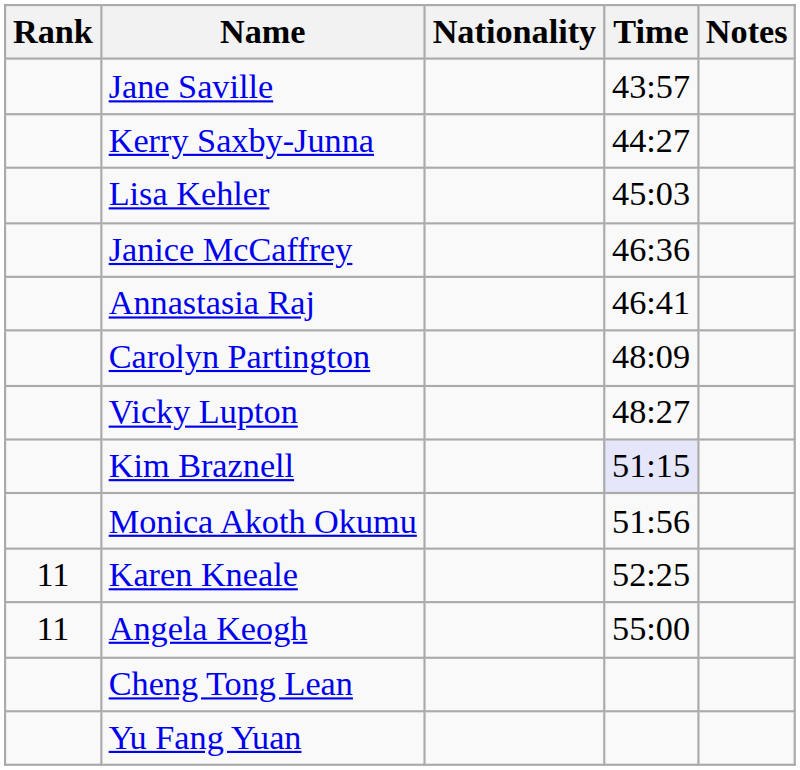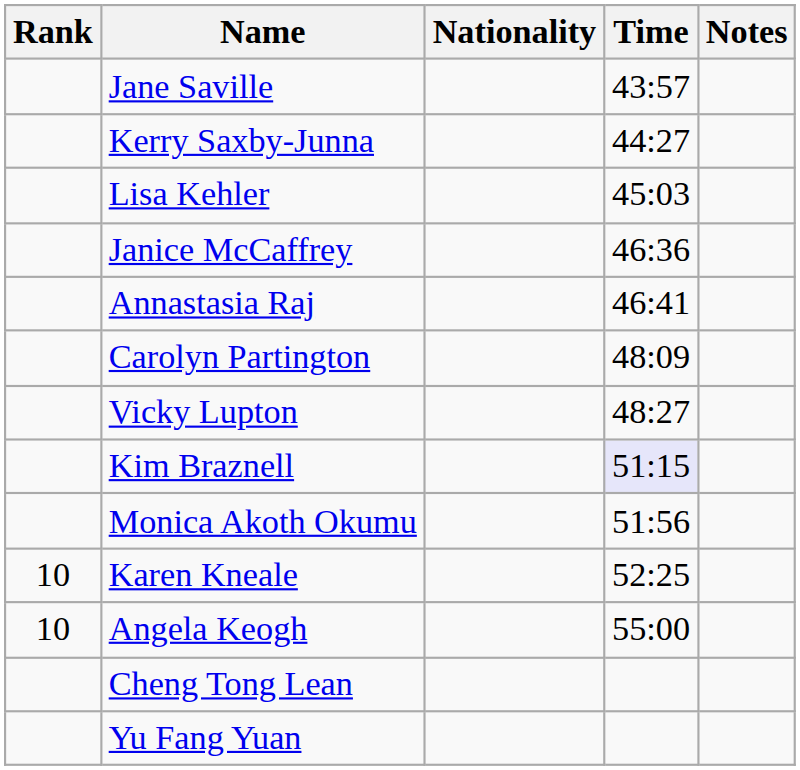(53, 574) 11 -> (53, 574) 10
(53, 628) 11 -> (53, 628) 10
